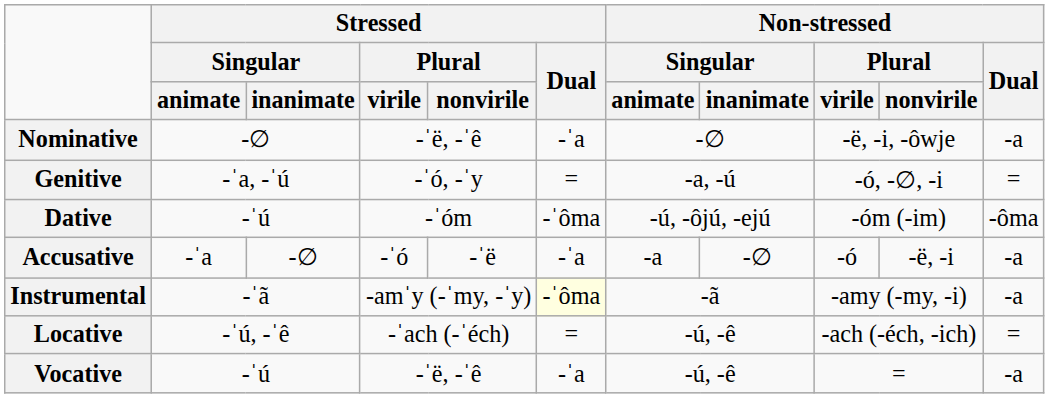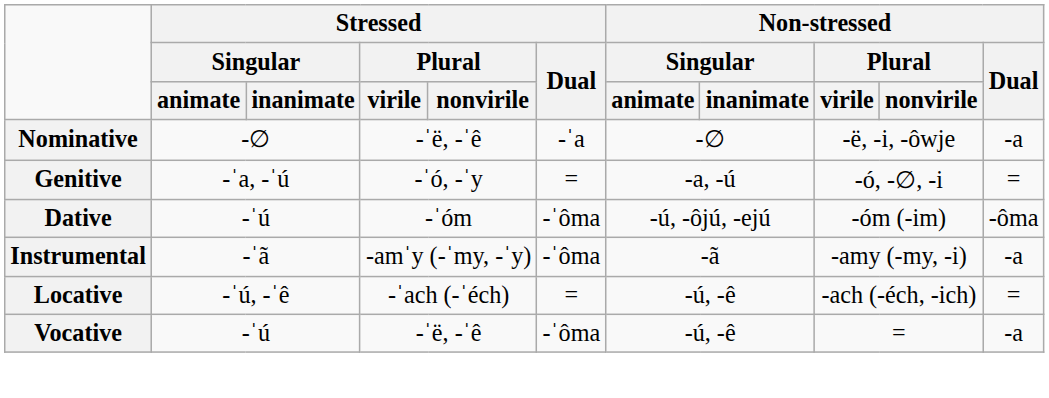- row: (78, 257)
(571, 296) lightyellow background -> (571, 256) no background
(571, 373) -ˈa -> (571, 333) -ˈôma
